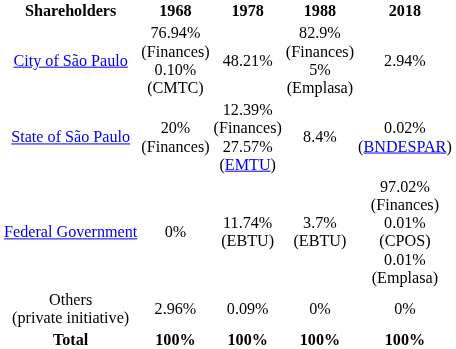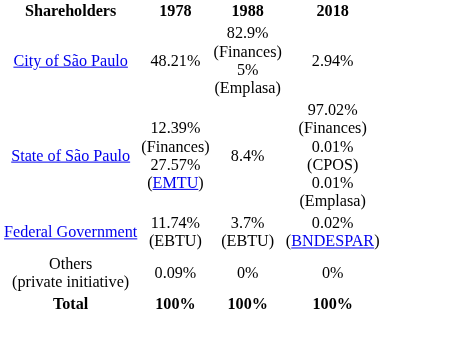- column: (175, 11)
(405, 137) 0.02% (BNDESPAR) -> (333, 155) 97.02% (Finances) 0.01% (CPOS) 0.01% (Emplasa)
(405, 232) 97.02% (Finances) 0.01% (CPOS) 0.01% (Emplasa) -> (333, 232) 0.02% (BNDESPAR)
